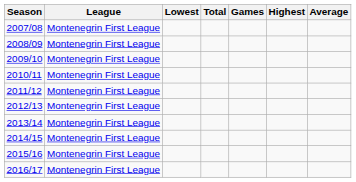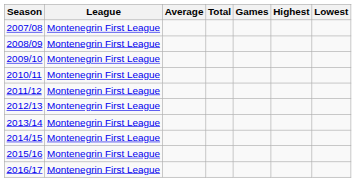columns swapped: (329, 12) <-> (182, 12)
